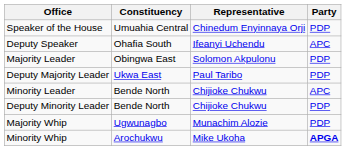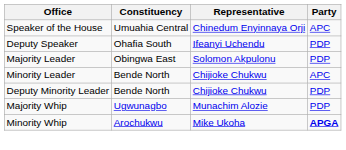(320, 28) PDP -> (320, 28) APC
(320, 43) APC -> (320, 43) PDP
- row: (58, 75)
